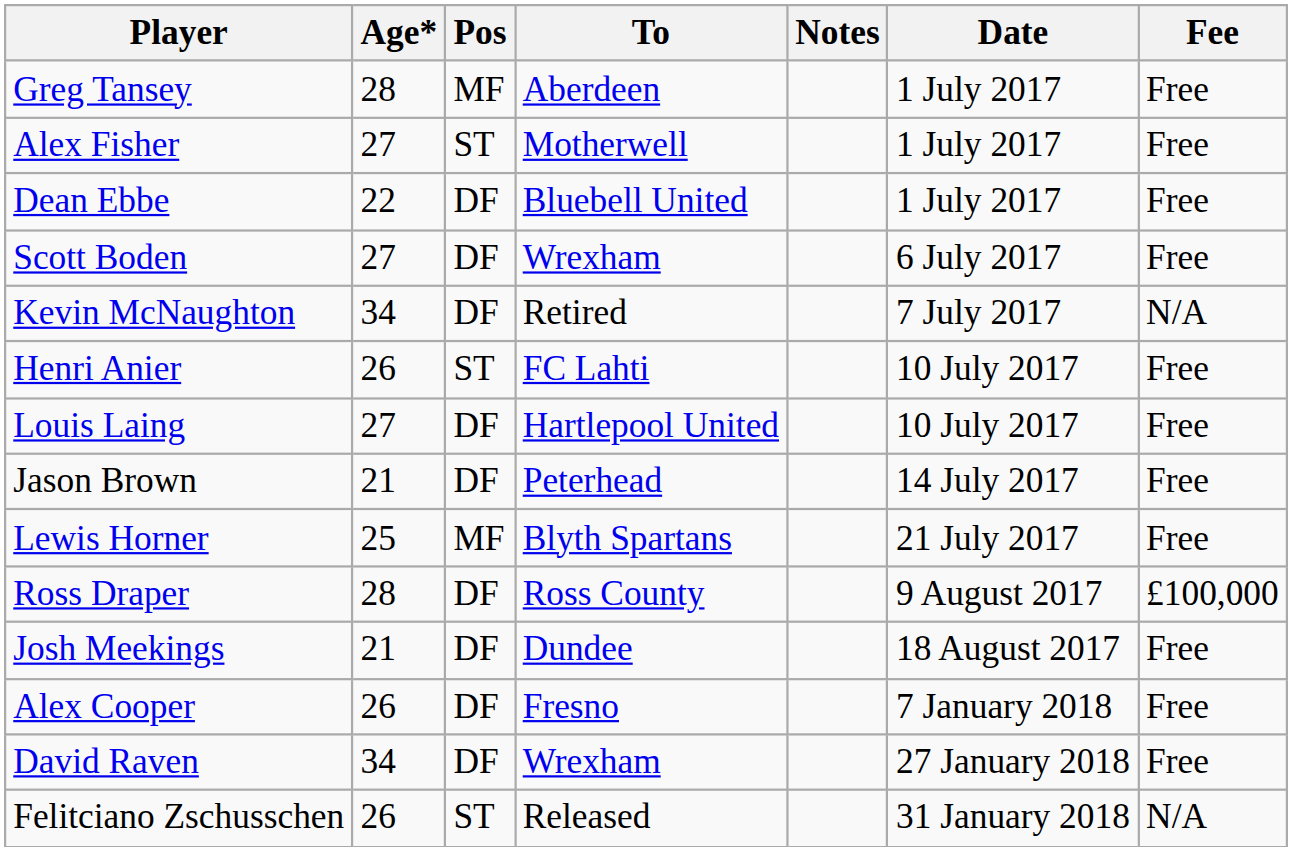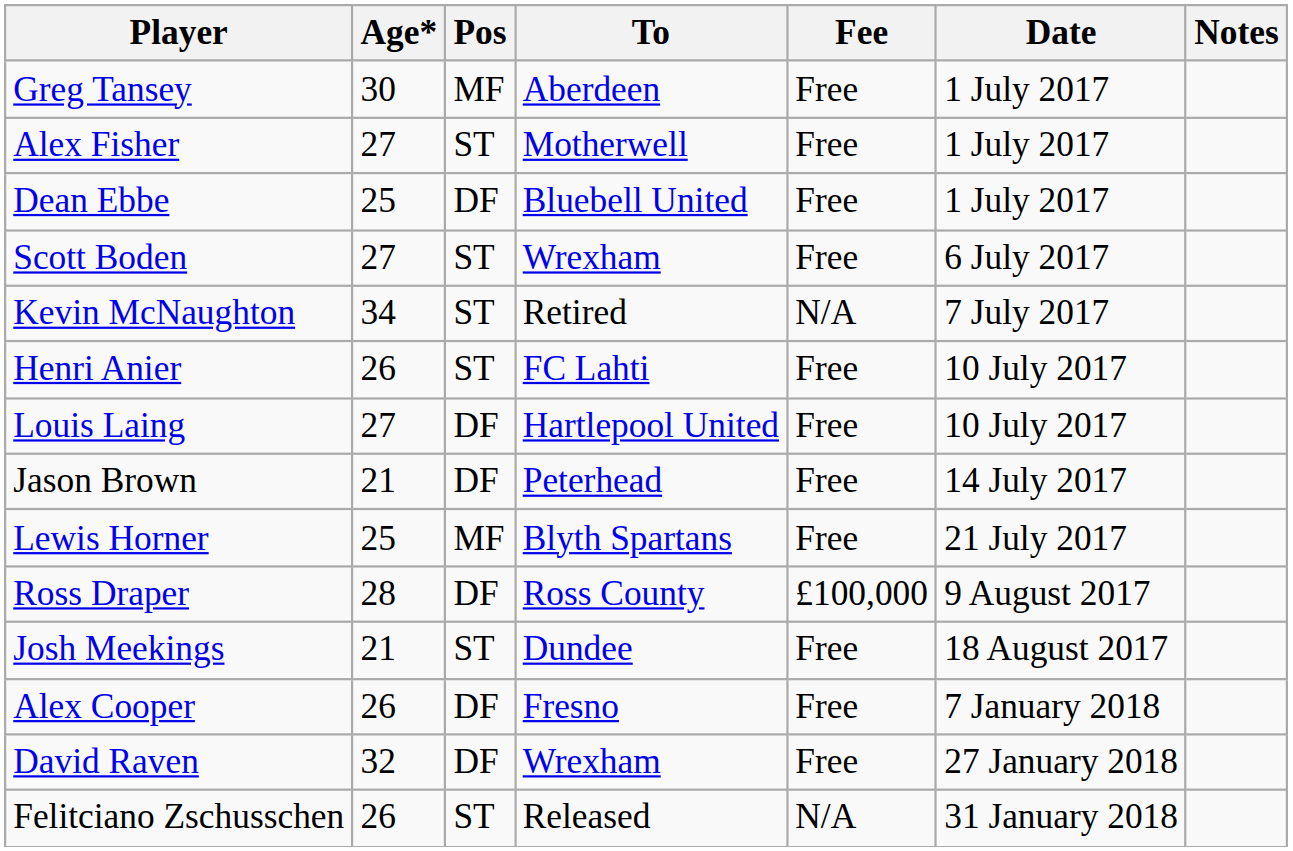columns swapped: (1212, 32) <-> (838, 32)
(378, 88) 28 -> (378, 88) 30
(378, 200) 22 -> (378, 200) 25
(476, 256) DF -> (474, 256) ST
(476, 312) DF -> (474, 312) ST
(476, 649) DF -> (474, 649) ST
(378, 761) 34 -> (378, 761) 32
